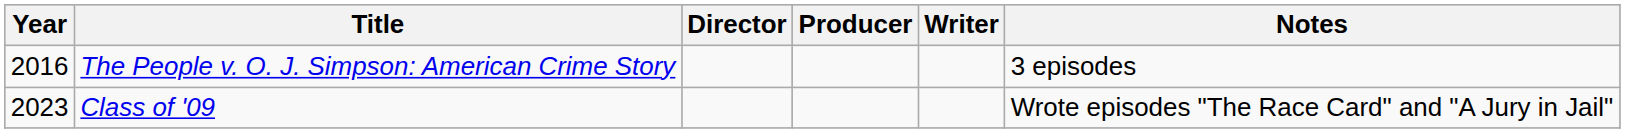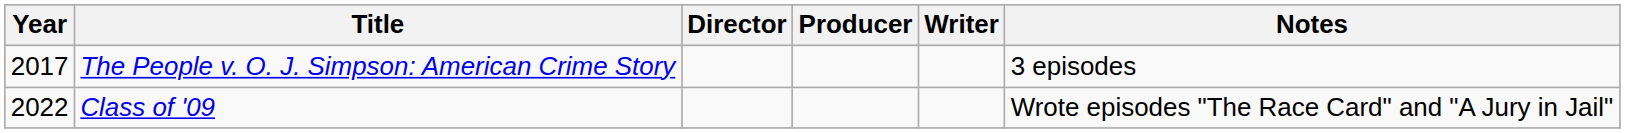(40, 66) 2016 -> (40, 66) 2017
(40, 107) 2023 -> (40, 107) 2022
